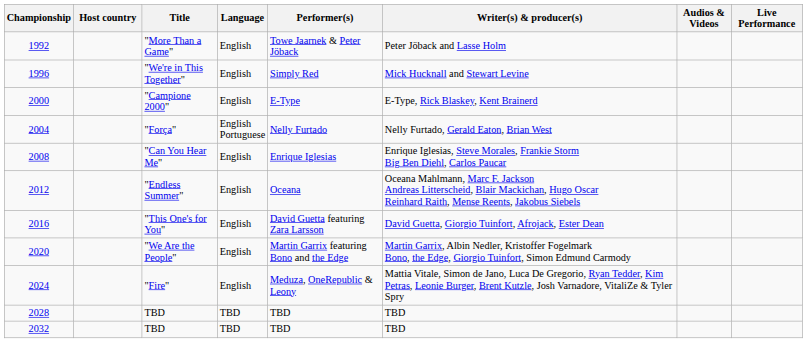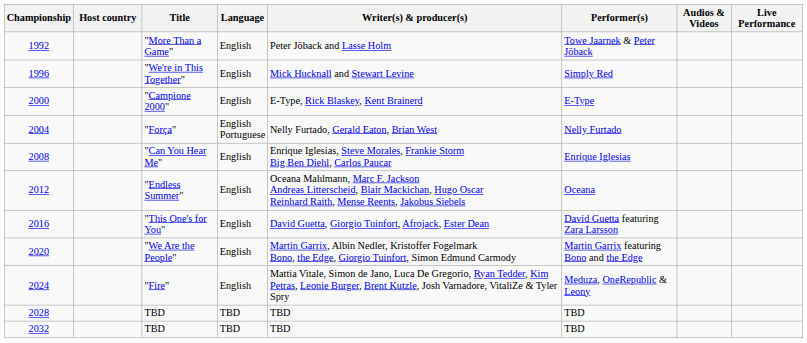columns swapped: (325, 18) <-> (530, 18)
